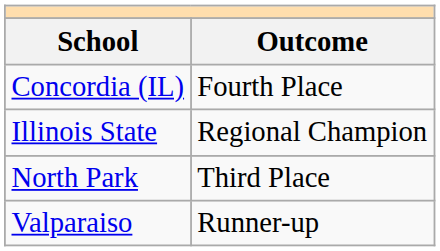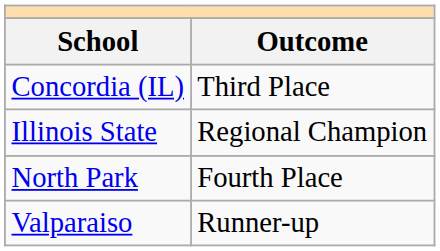(270, 86) Fourth Place -> (264, 86) Third Place
(264, 177) Third Place -> (270, 177) Fourth Place
